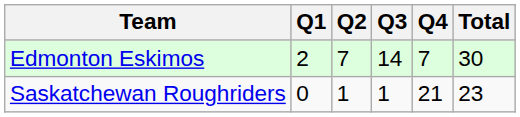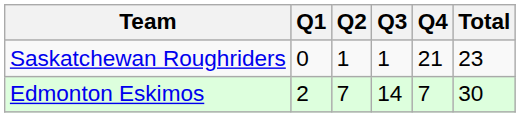rows swapped: (148, 93) <-> (107, 58)
